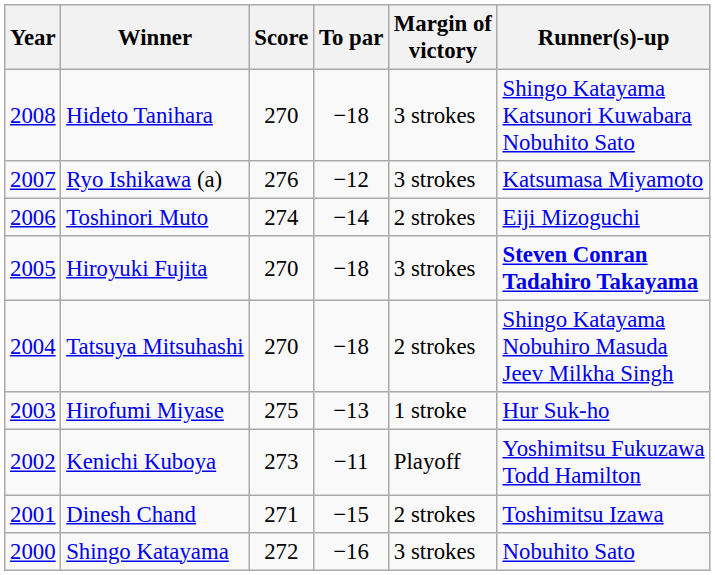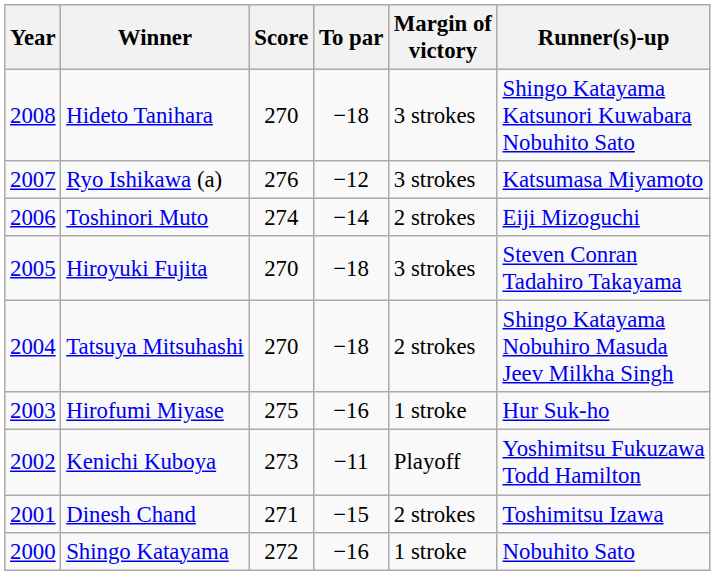(600, 268) bold -> (592, 268) normal
(351, 411) −13 -> (351, 411) −16
(435, 550) 3 strokes -> (430, 550) 1 stroke
